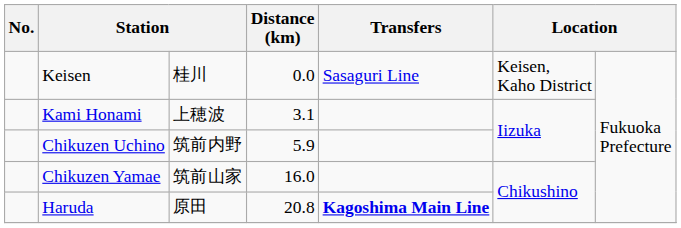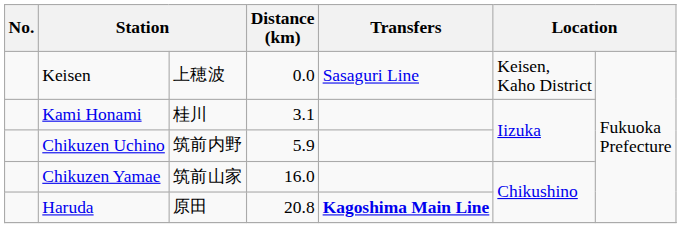(190, 74) 桂川 -> (199, 74) 上穂波
(199, 113) 上穂波 -> (190, 113) 桂川
